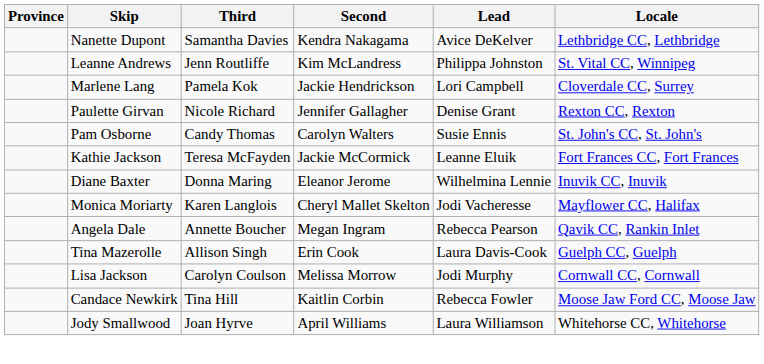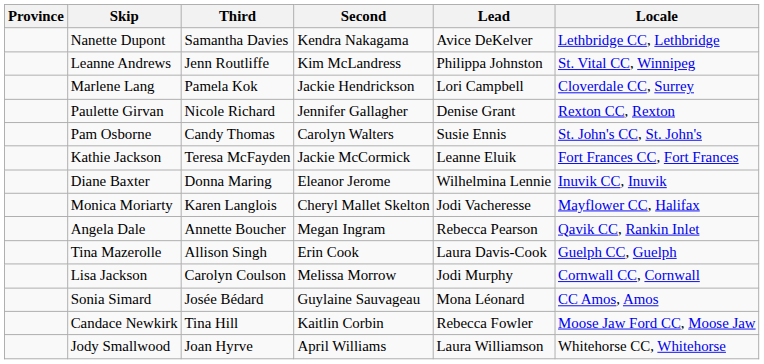+ row: (111, 299)
